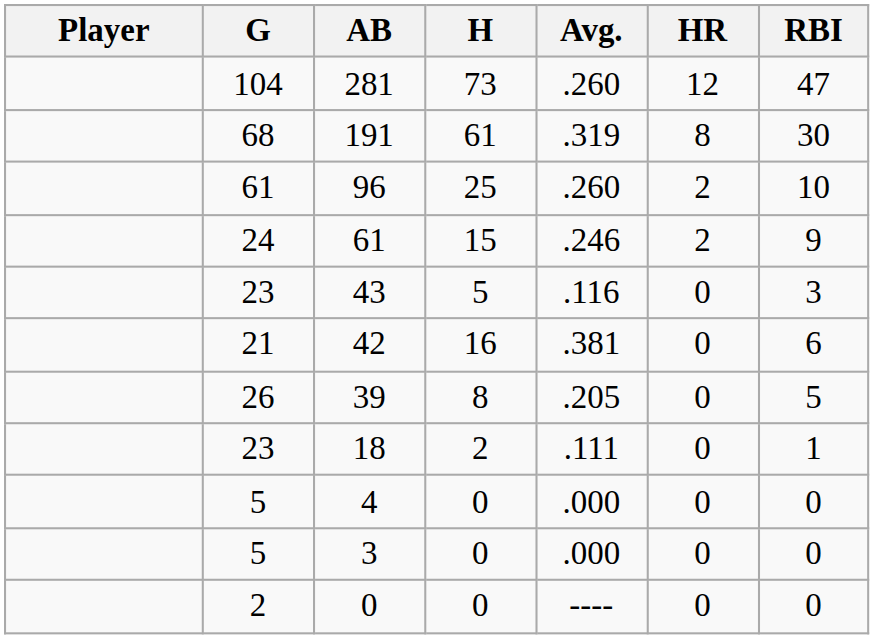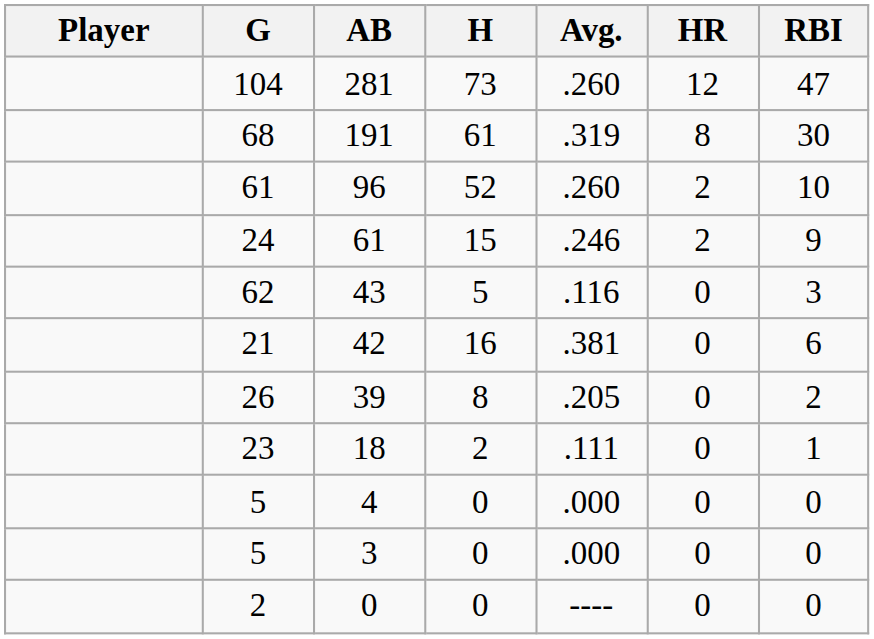(480, 187) 25 -> (480, 187) 52
(258, 291) 23 -> (258, 291) 62
(814, 396) 5 -> (814, 396) 2
